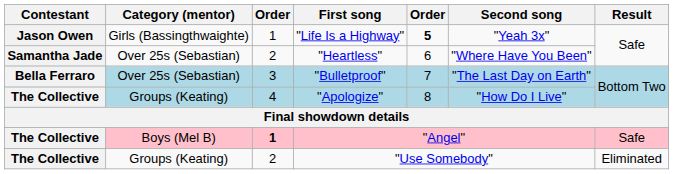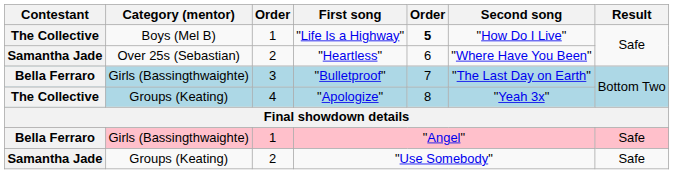(55, 35) Jason Owen -> (55, 35) The Collective
(179, 35) Girls (Bassingthwaighte) -> (179, 35) Boys (Mel B)
(521, 35) "Yeah 3x" -> (521, 35) "How Do I Live"
(179, 76) Over 25s (Sebastian) -> (179, 76) Girls (Bassingthwaighte)
(521, 96) "How Do I Live" -> (521, 96) "Yeah 3x"
(55, 138) The Collective -> (55, 138) Bella Ferraro
(179, 138) Boys (Mel B) -> (179, 138) Girls (Bassingthwaighte)
(273, 138) bold -> (273, 138) normal
(55, 158) The Collective -> (55, 158) Samantha Jade
(632, 158) Eliminated -> (632, 158) Safe
